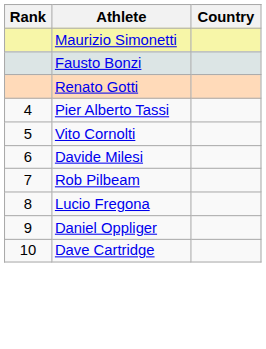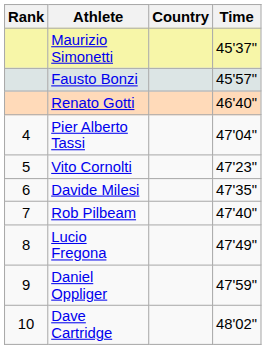+ column: (237, 17)
